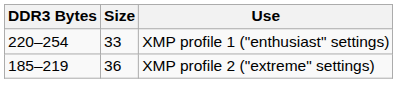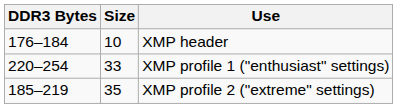+ row: (185, 41)
(113, 66) 36 -> (113, 90) 35
